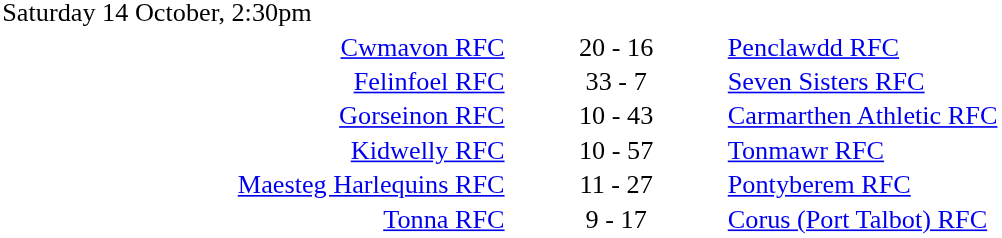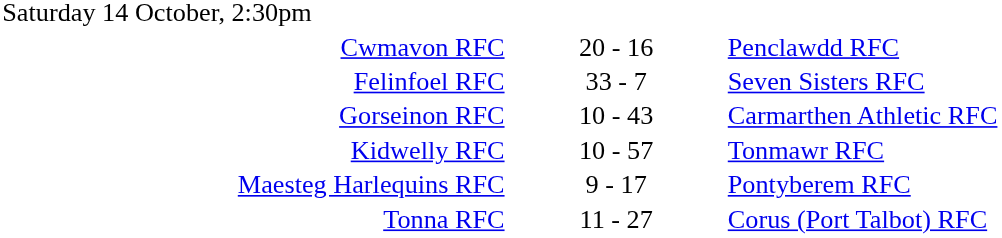(616, 184) 11 - 27 -> (616, 184) 9 - 17
(616, 219) 9 - 17 -> (616, 219) 11 - 27
